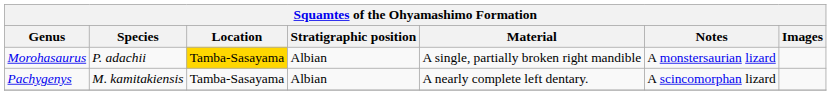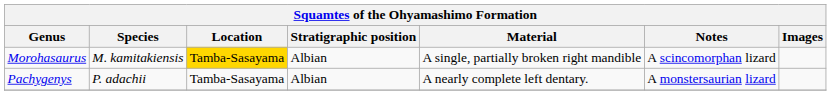(119, 57) P. adachii -> (138, 57) M. kamitakiensis
(712, 57) A monstersaurian lizard -> (712, 57) A scincomorphan lizard
(138, 79) M. kamitakiensis -> (119, 79) P. adachii
(712, 79) A scincomorphan lizard -> (712, 79) A monstersaurian lizard
